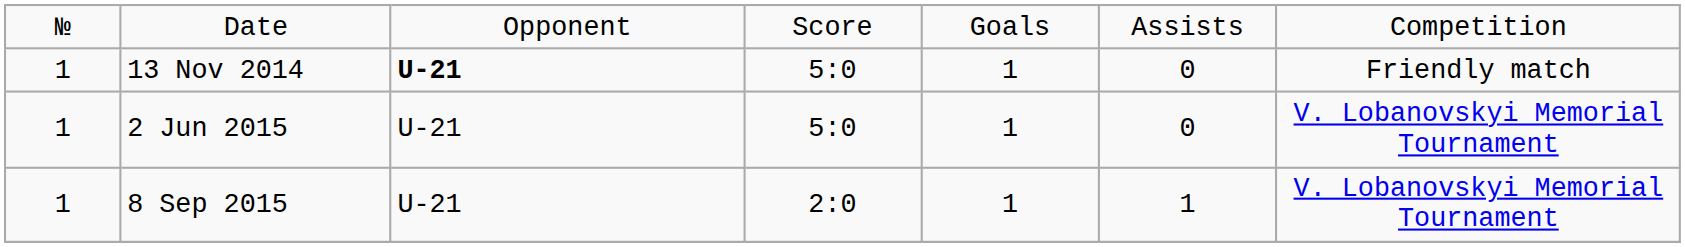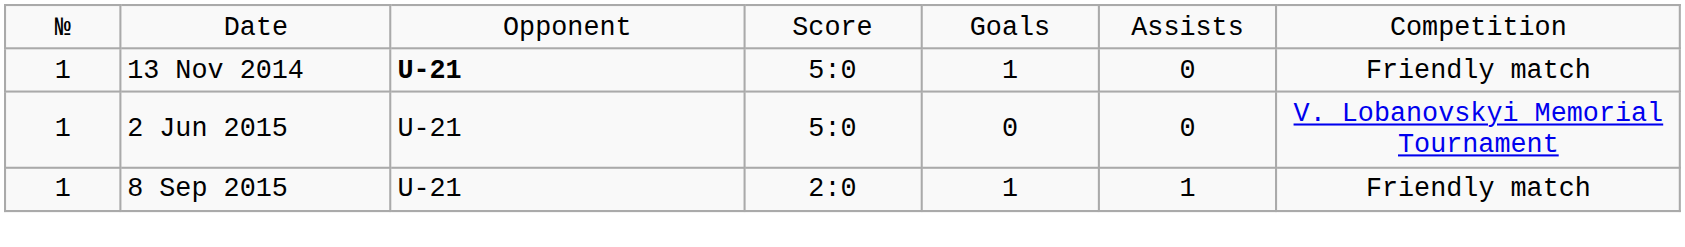(1010, 130) 1 -> (1010, 130) 0
(1478, 204) V. Lobanovskyi Memorial Tournament -> (1478, 189) Friendly match
